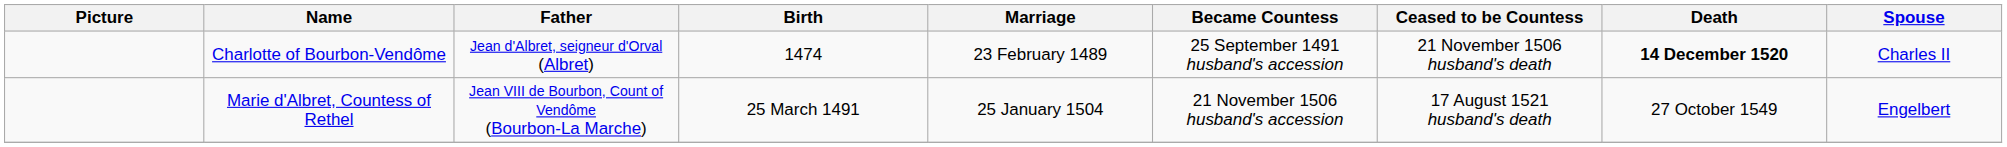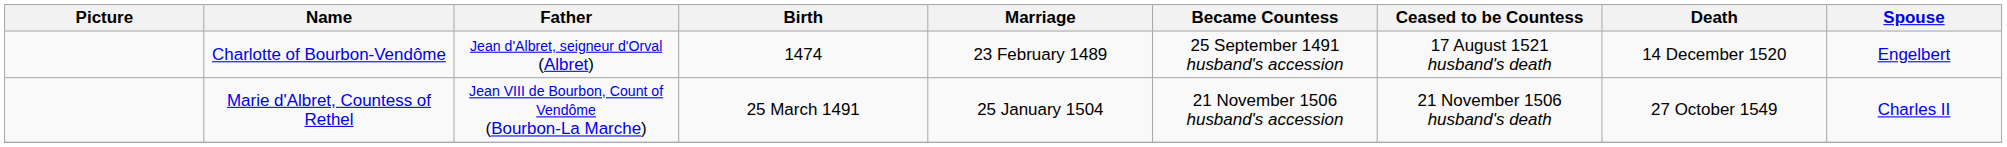(1490, 54) 21 November 1506 husband's death -> (1490, 54) 17 August 1521 husband's death
(1714, 54) bold -> (1714, 54) normal
(1914, 54) Charles II -> (1914, 54) Engelbert
(1490, 109) 17 August 1521 husband's death -> (1490, 109) 21 November 1506 husband's death
(1914, 109) Engelbert -> (1914, 109) Charles II
